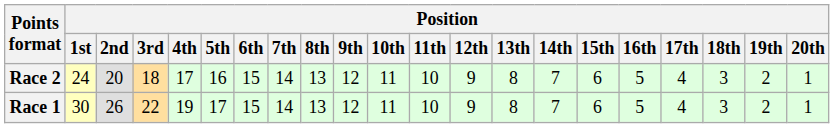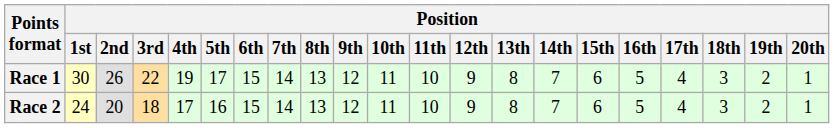rows swapped: (35, 106) <-> (35, 77)
